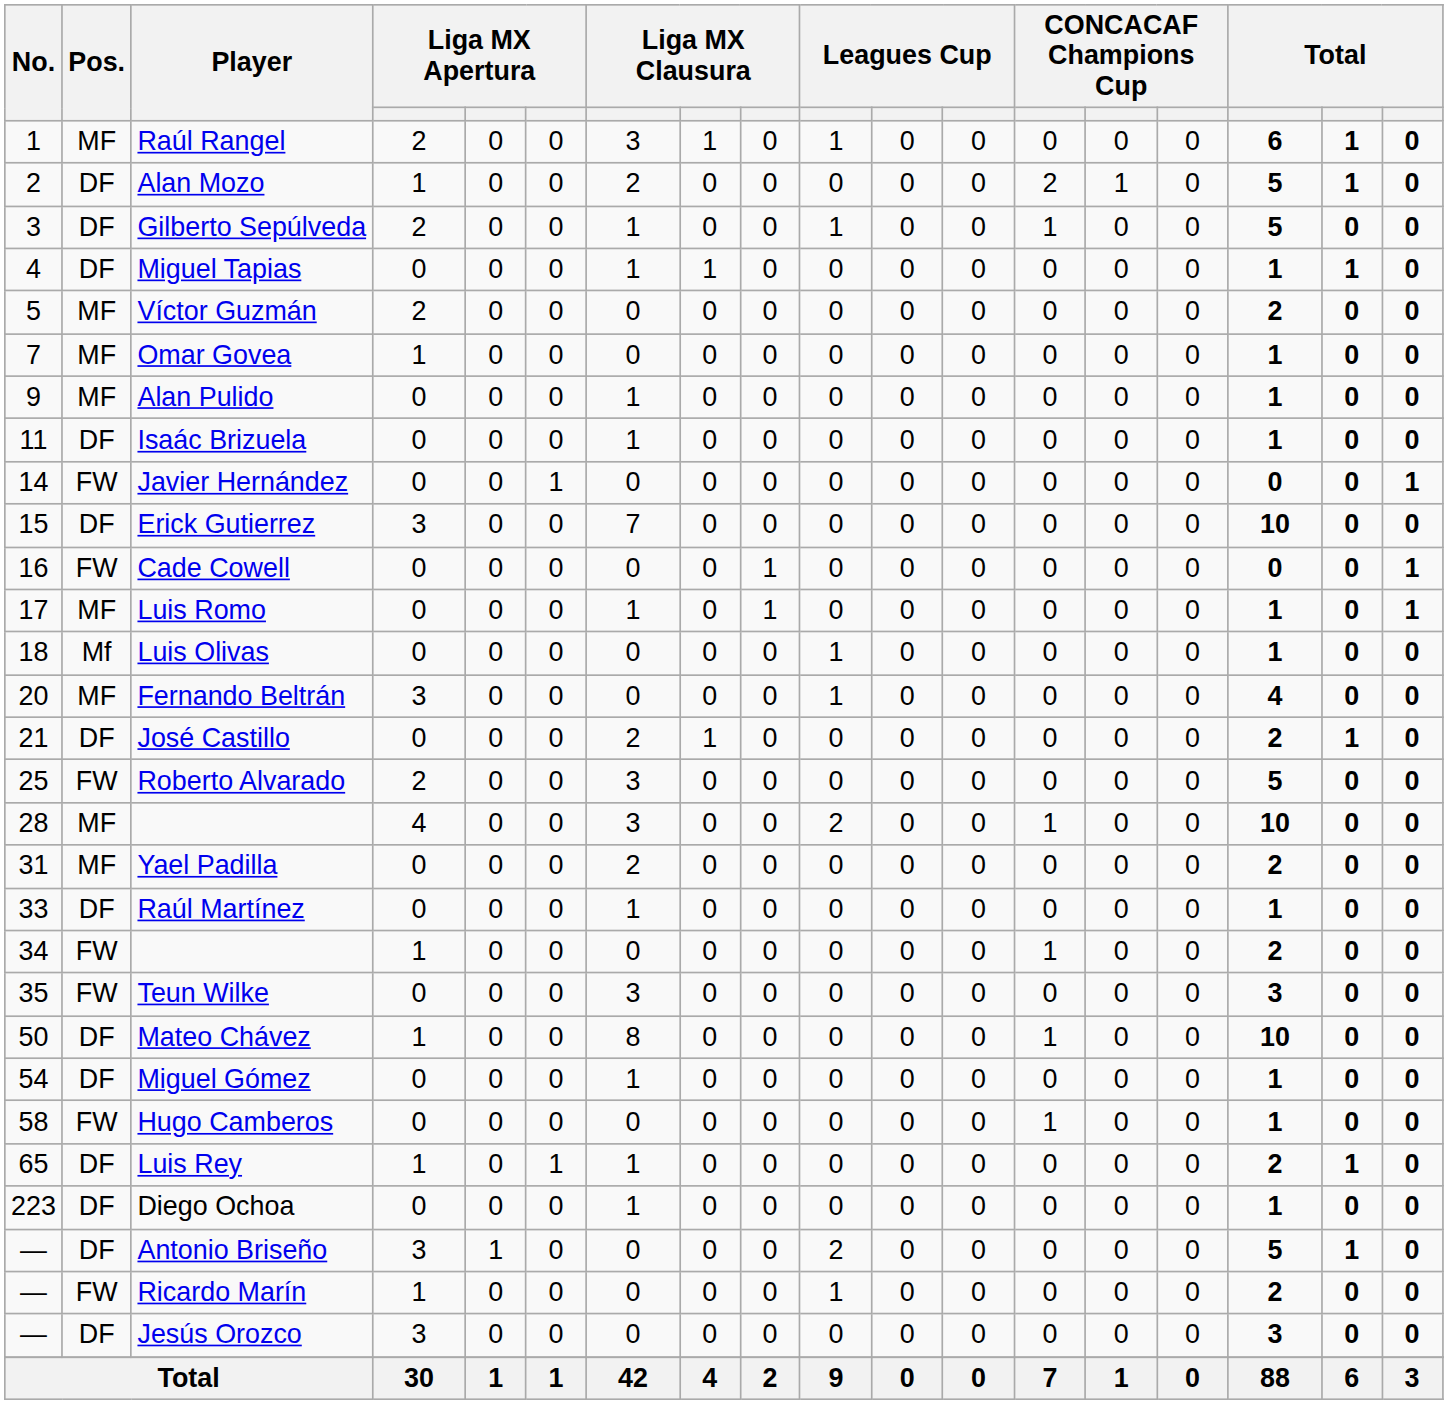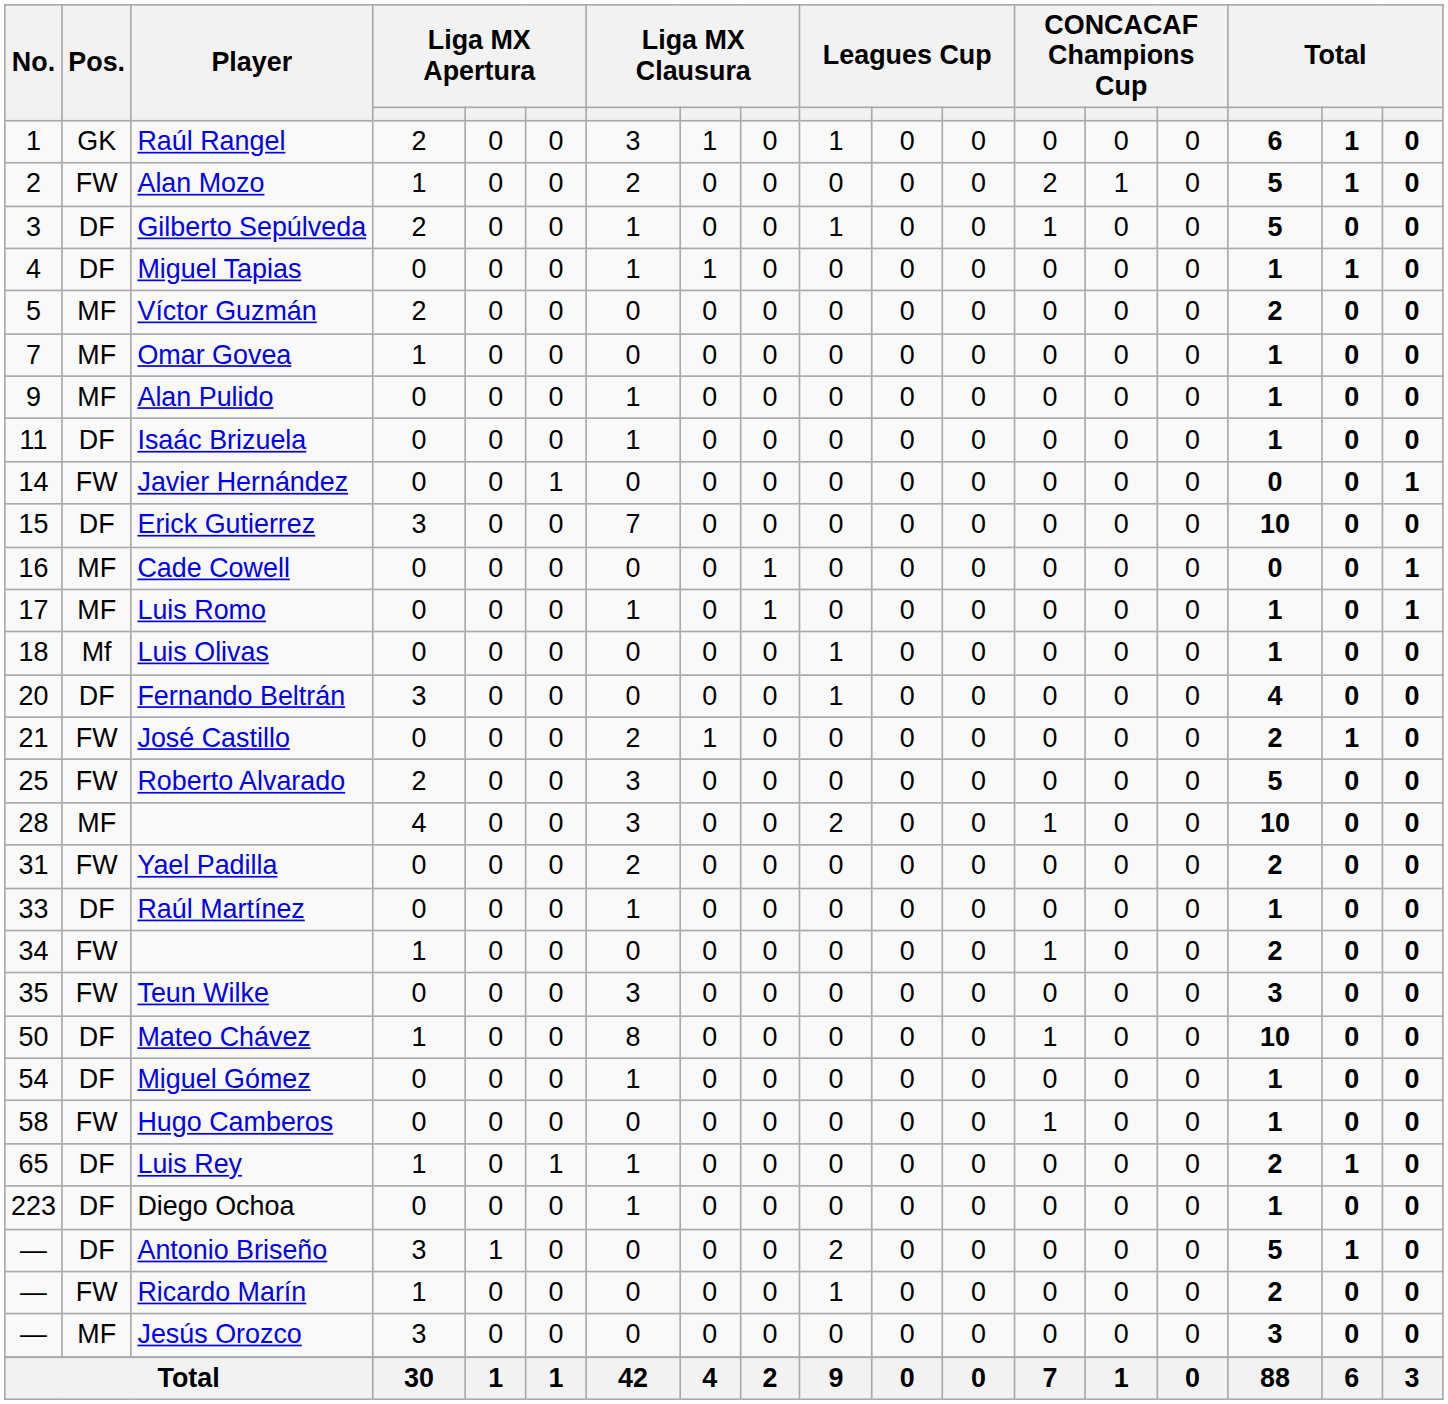(97, 141) MF -> (97, 141) GK
(97, 183) DF -> (97, 183) FW
(97, 567) FW -> (97, 567) MF
(97, 695) MF -> (97, 695) DF
(97, 738) DF -> (97, 738) FW
(97, 866) MF -> (97, 866) FW
(97, 1334) DF -> (97, 1334) MF
